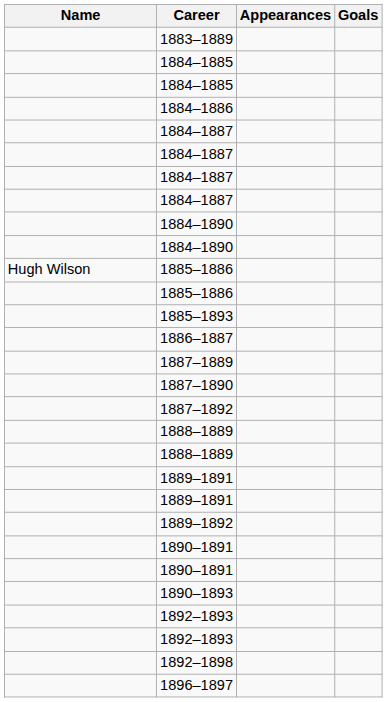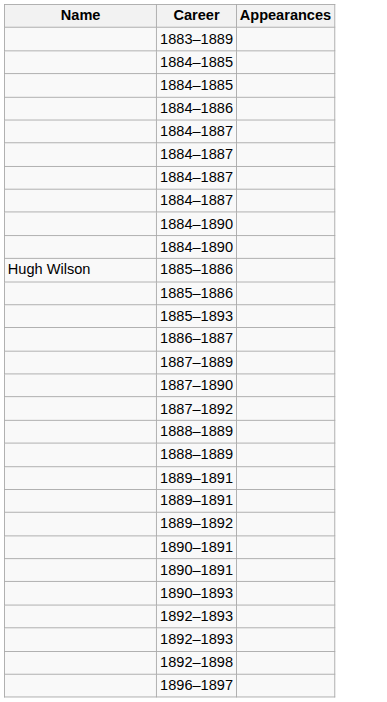- column: (358, 16)
